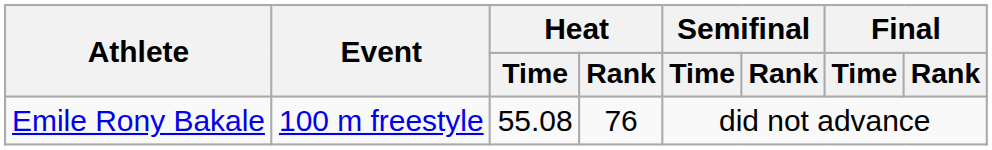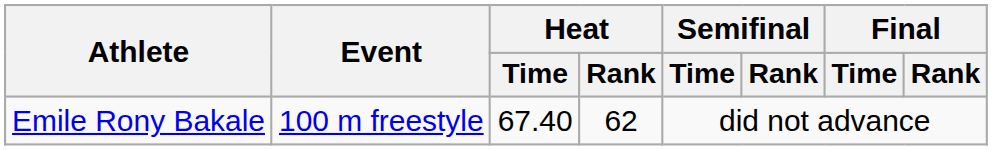(535, 121) 55.08 -> (535, 121) 67.40
(621, 121) 76 -> (621, 121) 62
